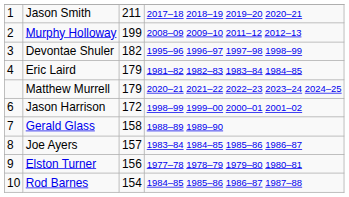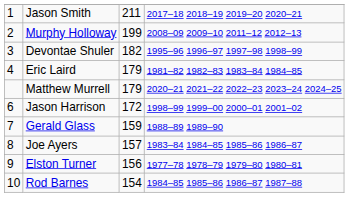(132, 126) 158 -> (132, 126) 159
